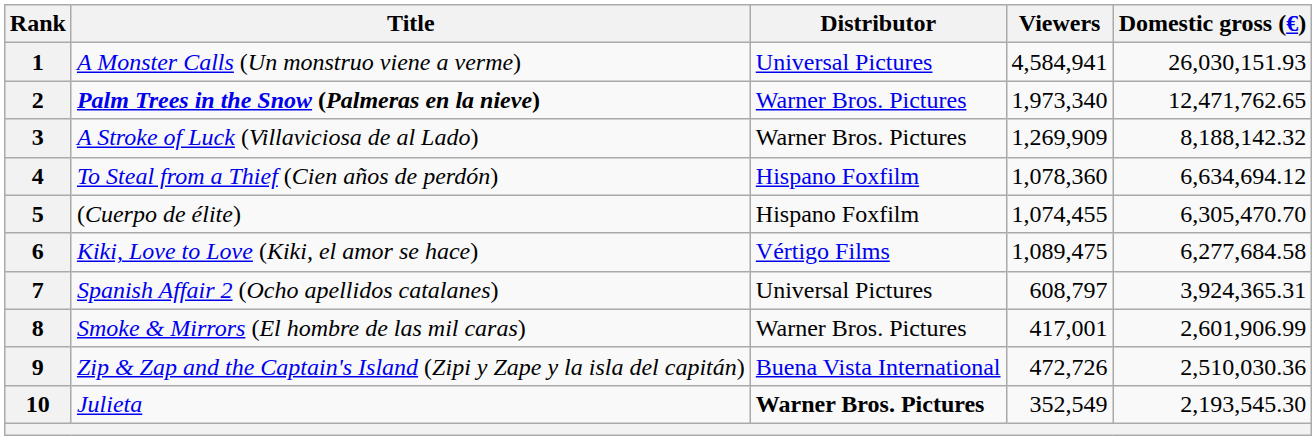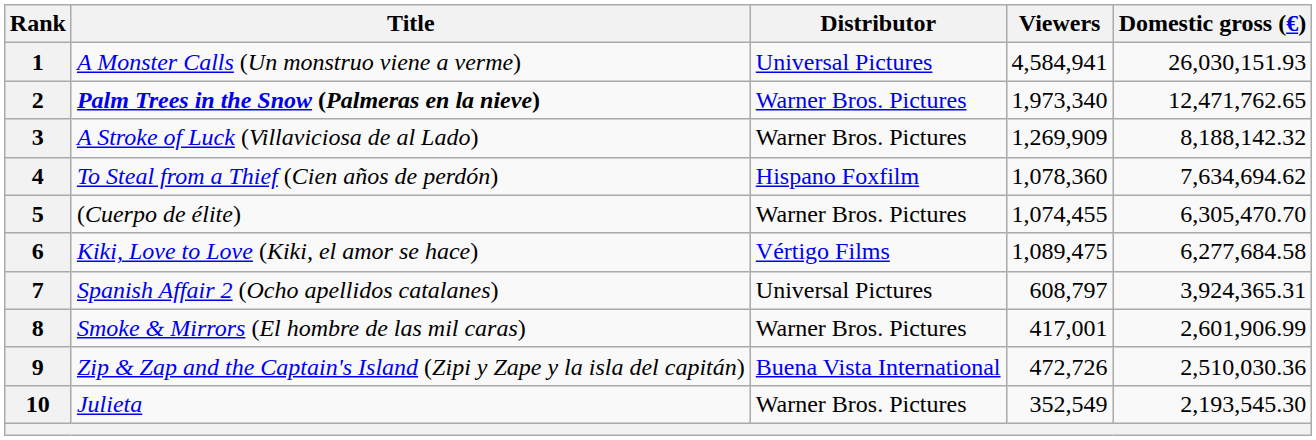(1243, 175) 6,634,694.12 -> (1243, 175) 7,634,694.62
(837, 213) Hispano Foxfilm -> (861, 213) Warner Bros. Pictures
(870, 404) bold -> (861, 404) normal
